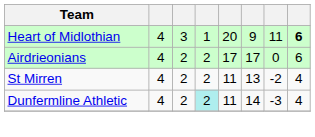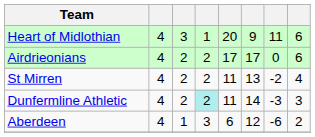(299, 36) bold -> (299, 36) normal
(299, 100) 4 -> (299, 100) 3
+ row: (37, 121)
